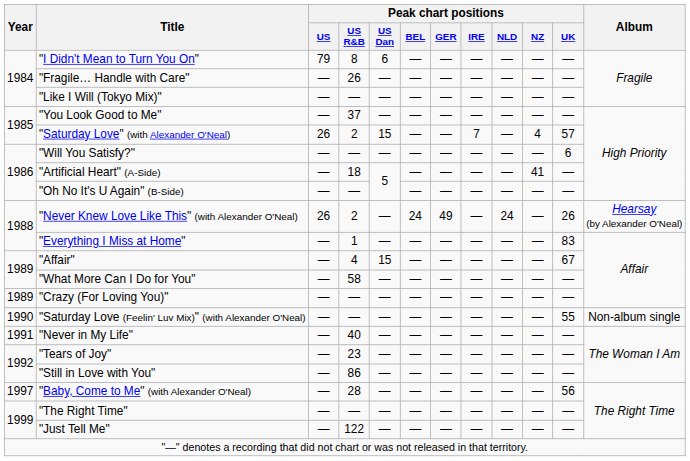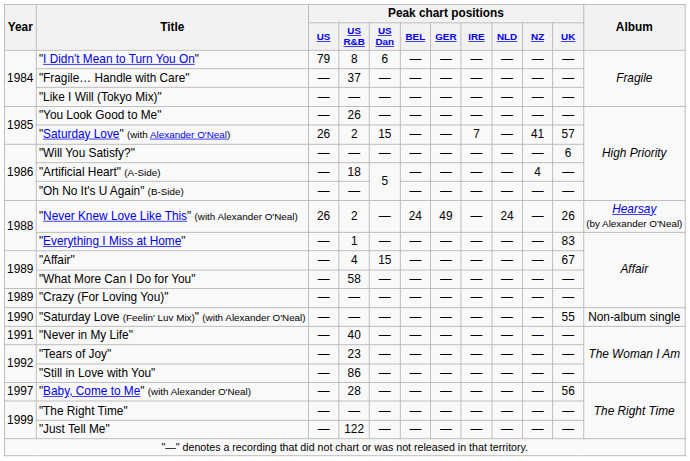(354, 78) 26 -> (354, 78) 37
(354, 115) 37 -> (354, 115) 26
(538, 134) 4 -> (538, 134) 41
(538, 172) 41 -> (538, 172) 4
